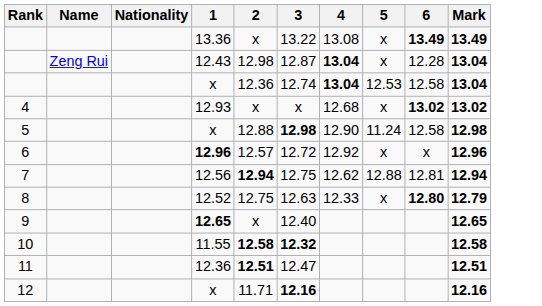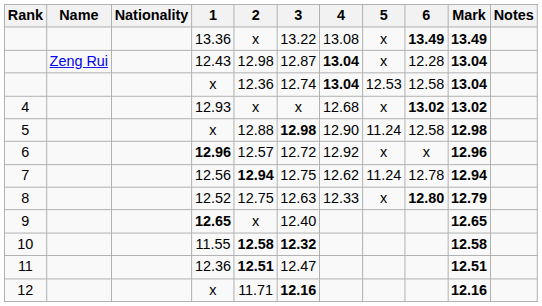+ column: (514, 15)
(384, 175) 12.88 -> (384, 175) 11.24
(426, 175) 12.81 -> (426, 175) 12.78
